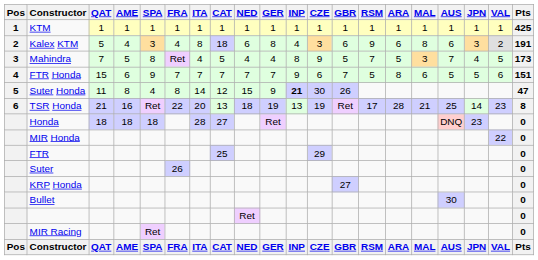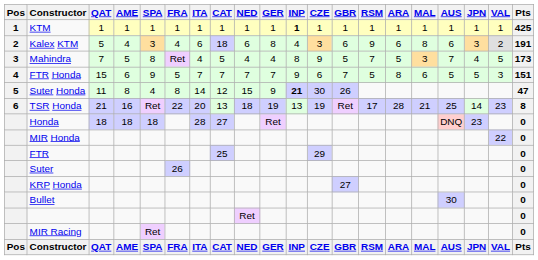(297, 27) normal -> (297, 27) bold
(200, 43) 8 -> (200, 43) 6
(177, 74) 7 -> (177, 74) 5
(500, 74) 6 -> (500, 74) 3
